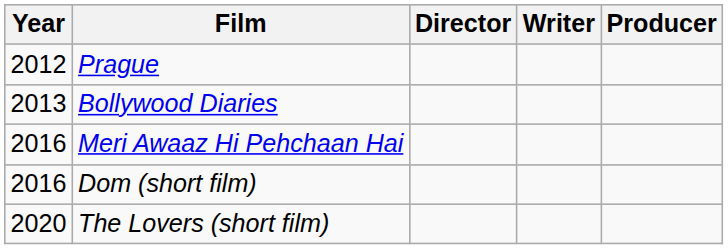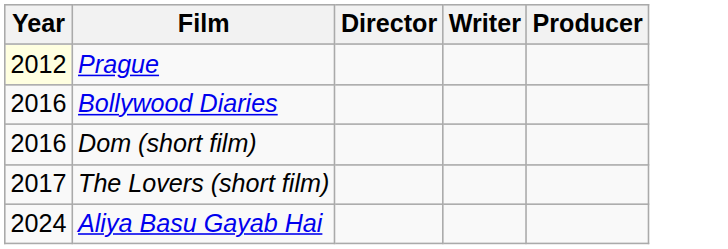(39, 64) no background -> (39, 64) lightyellow background
(39, 104) 2013 -> (39, 104) 2016
- row: (241, 143)
(39, 223) 2020 -> (39, 183) 2017
+ row: (200, 223)
